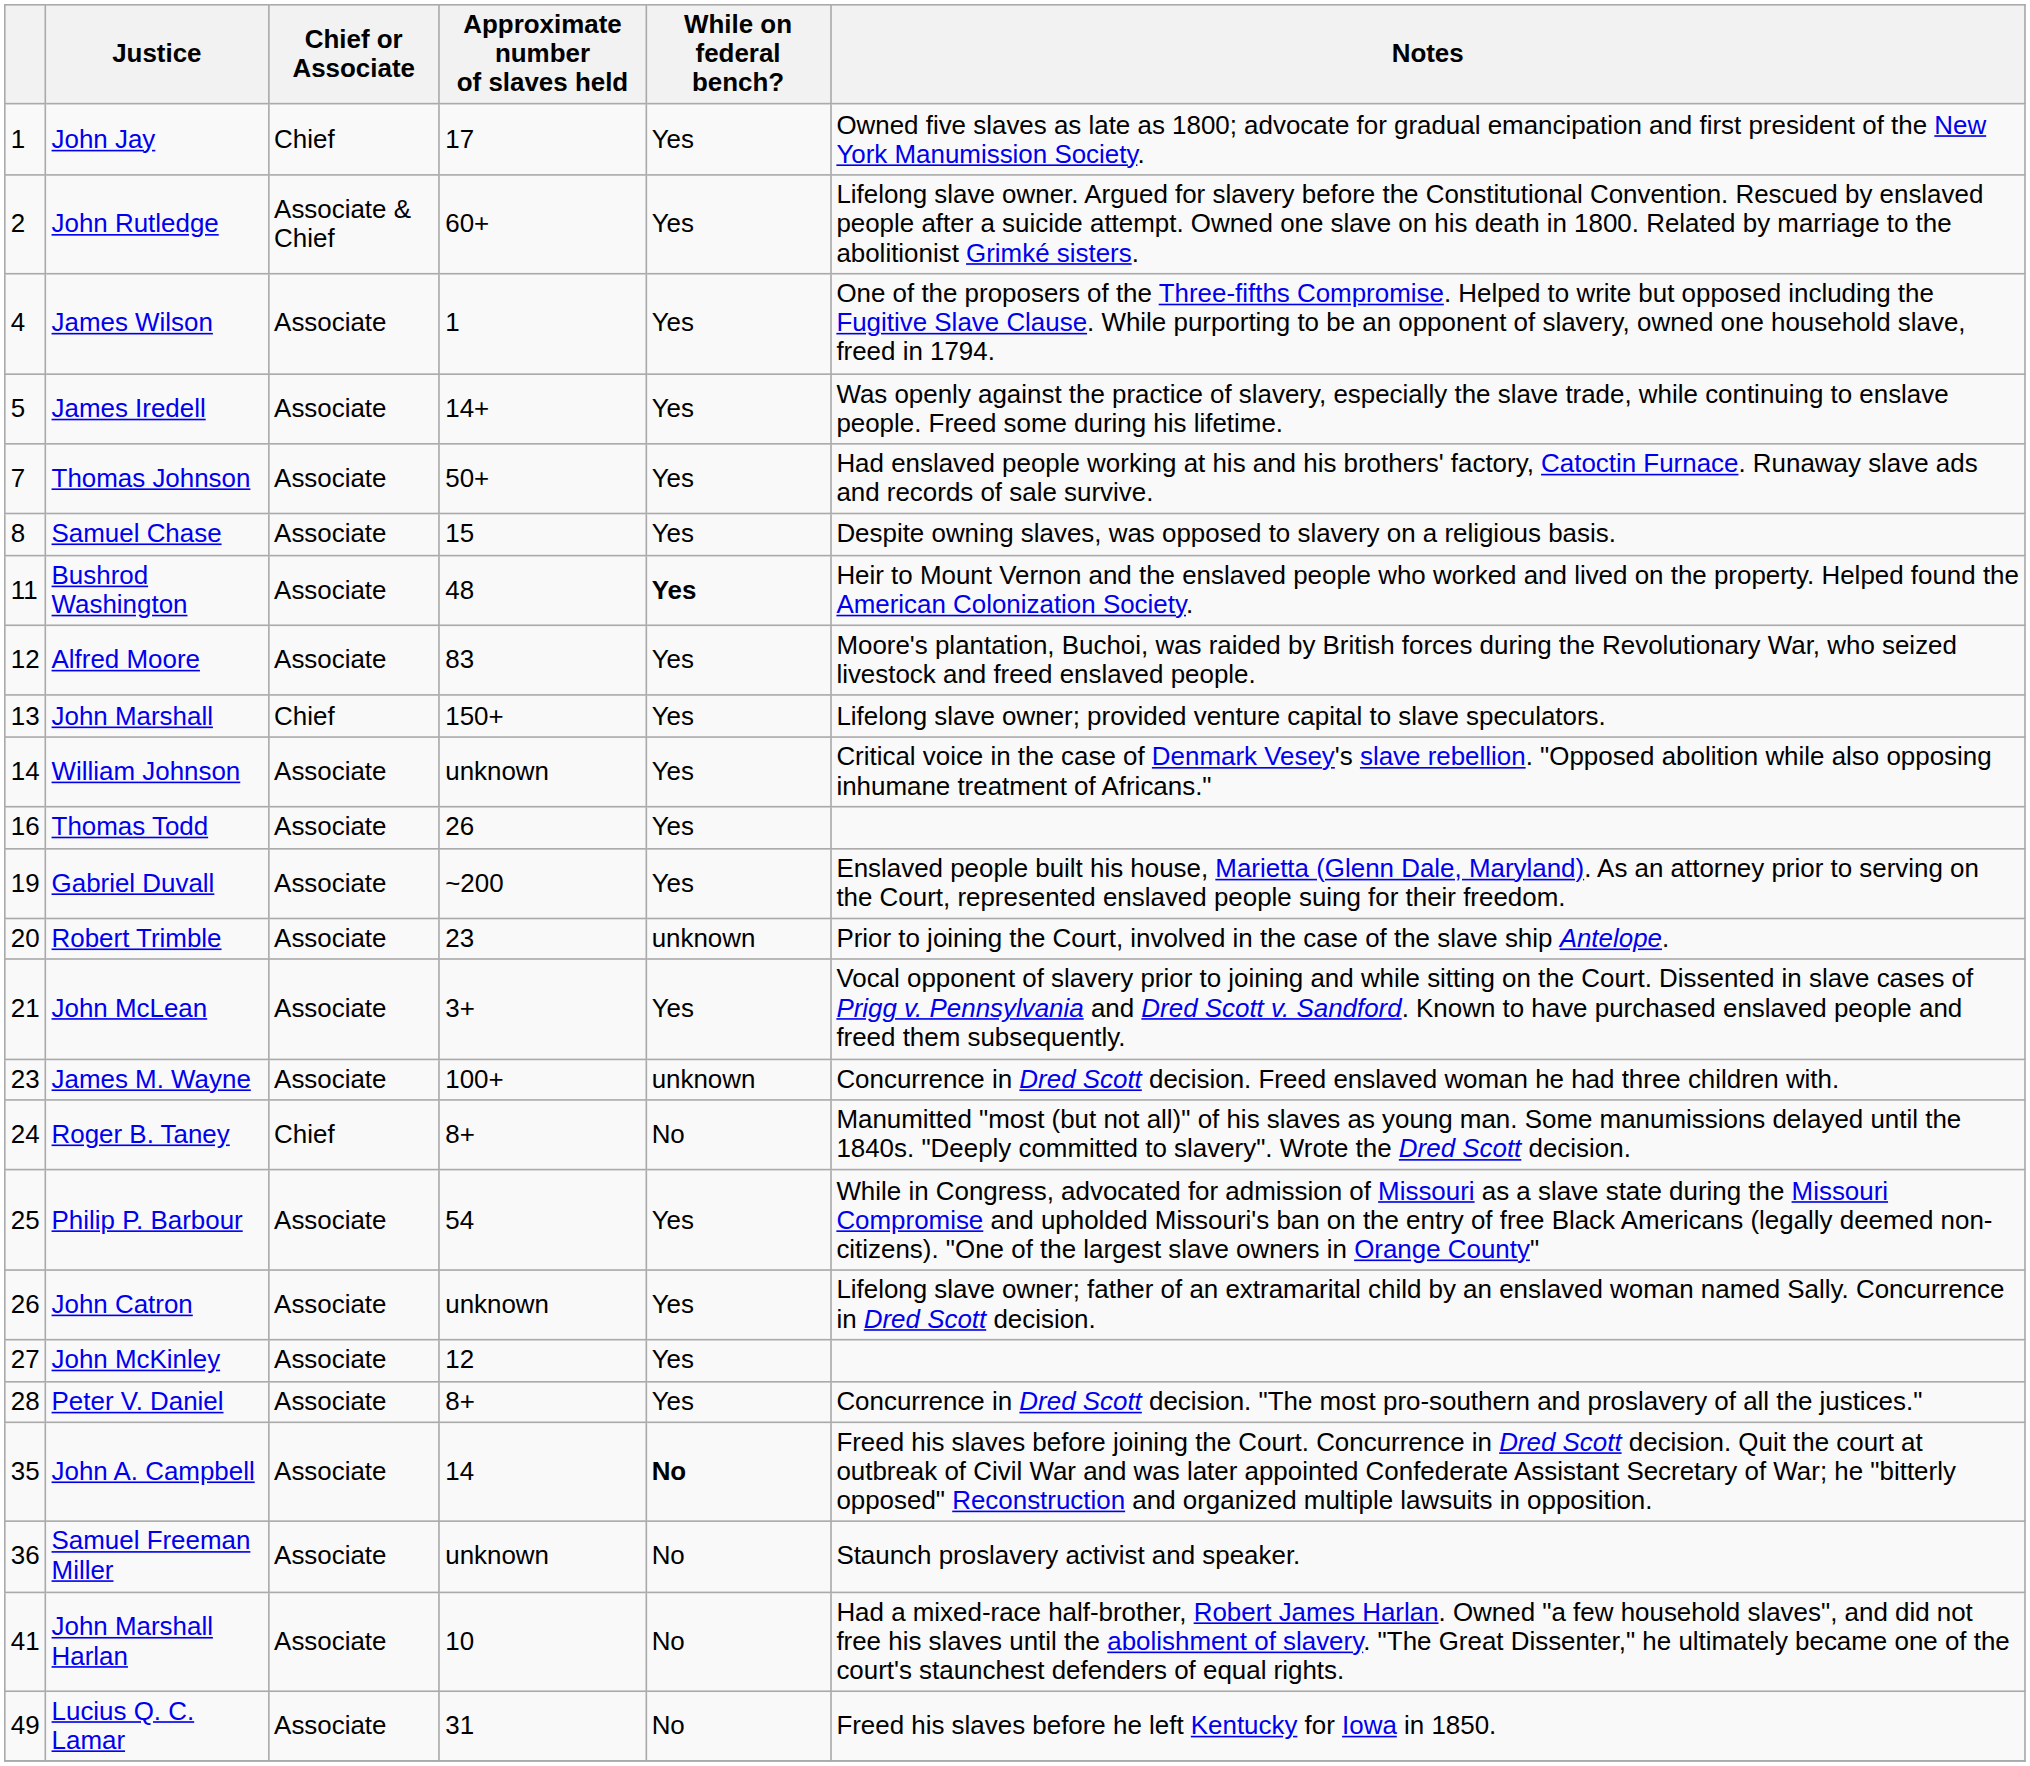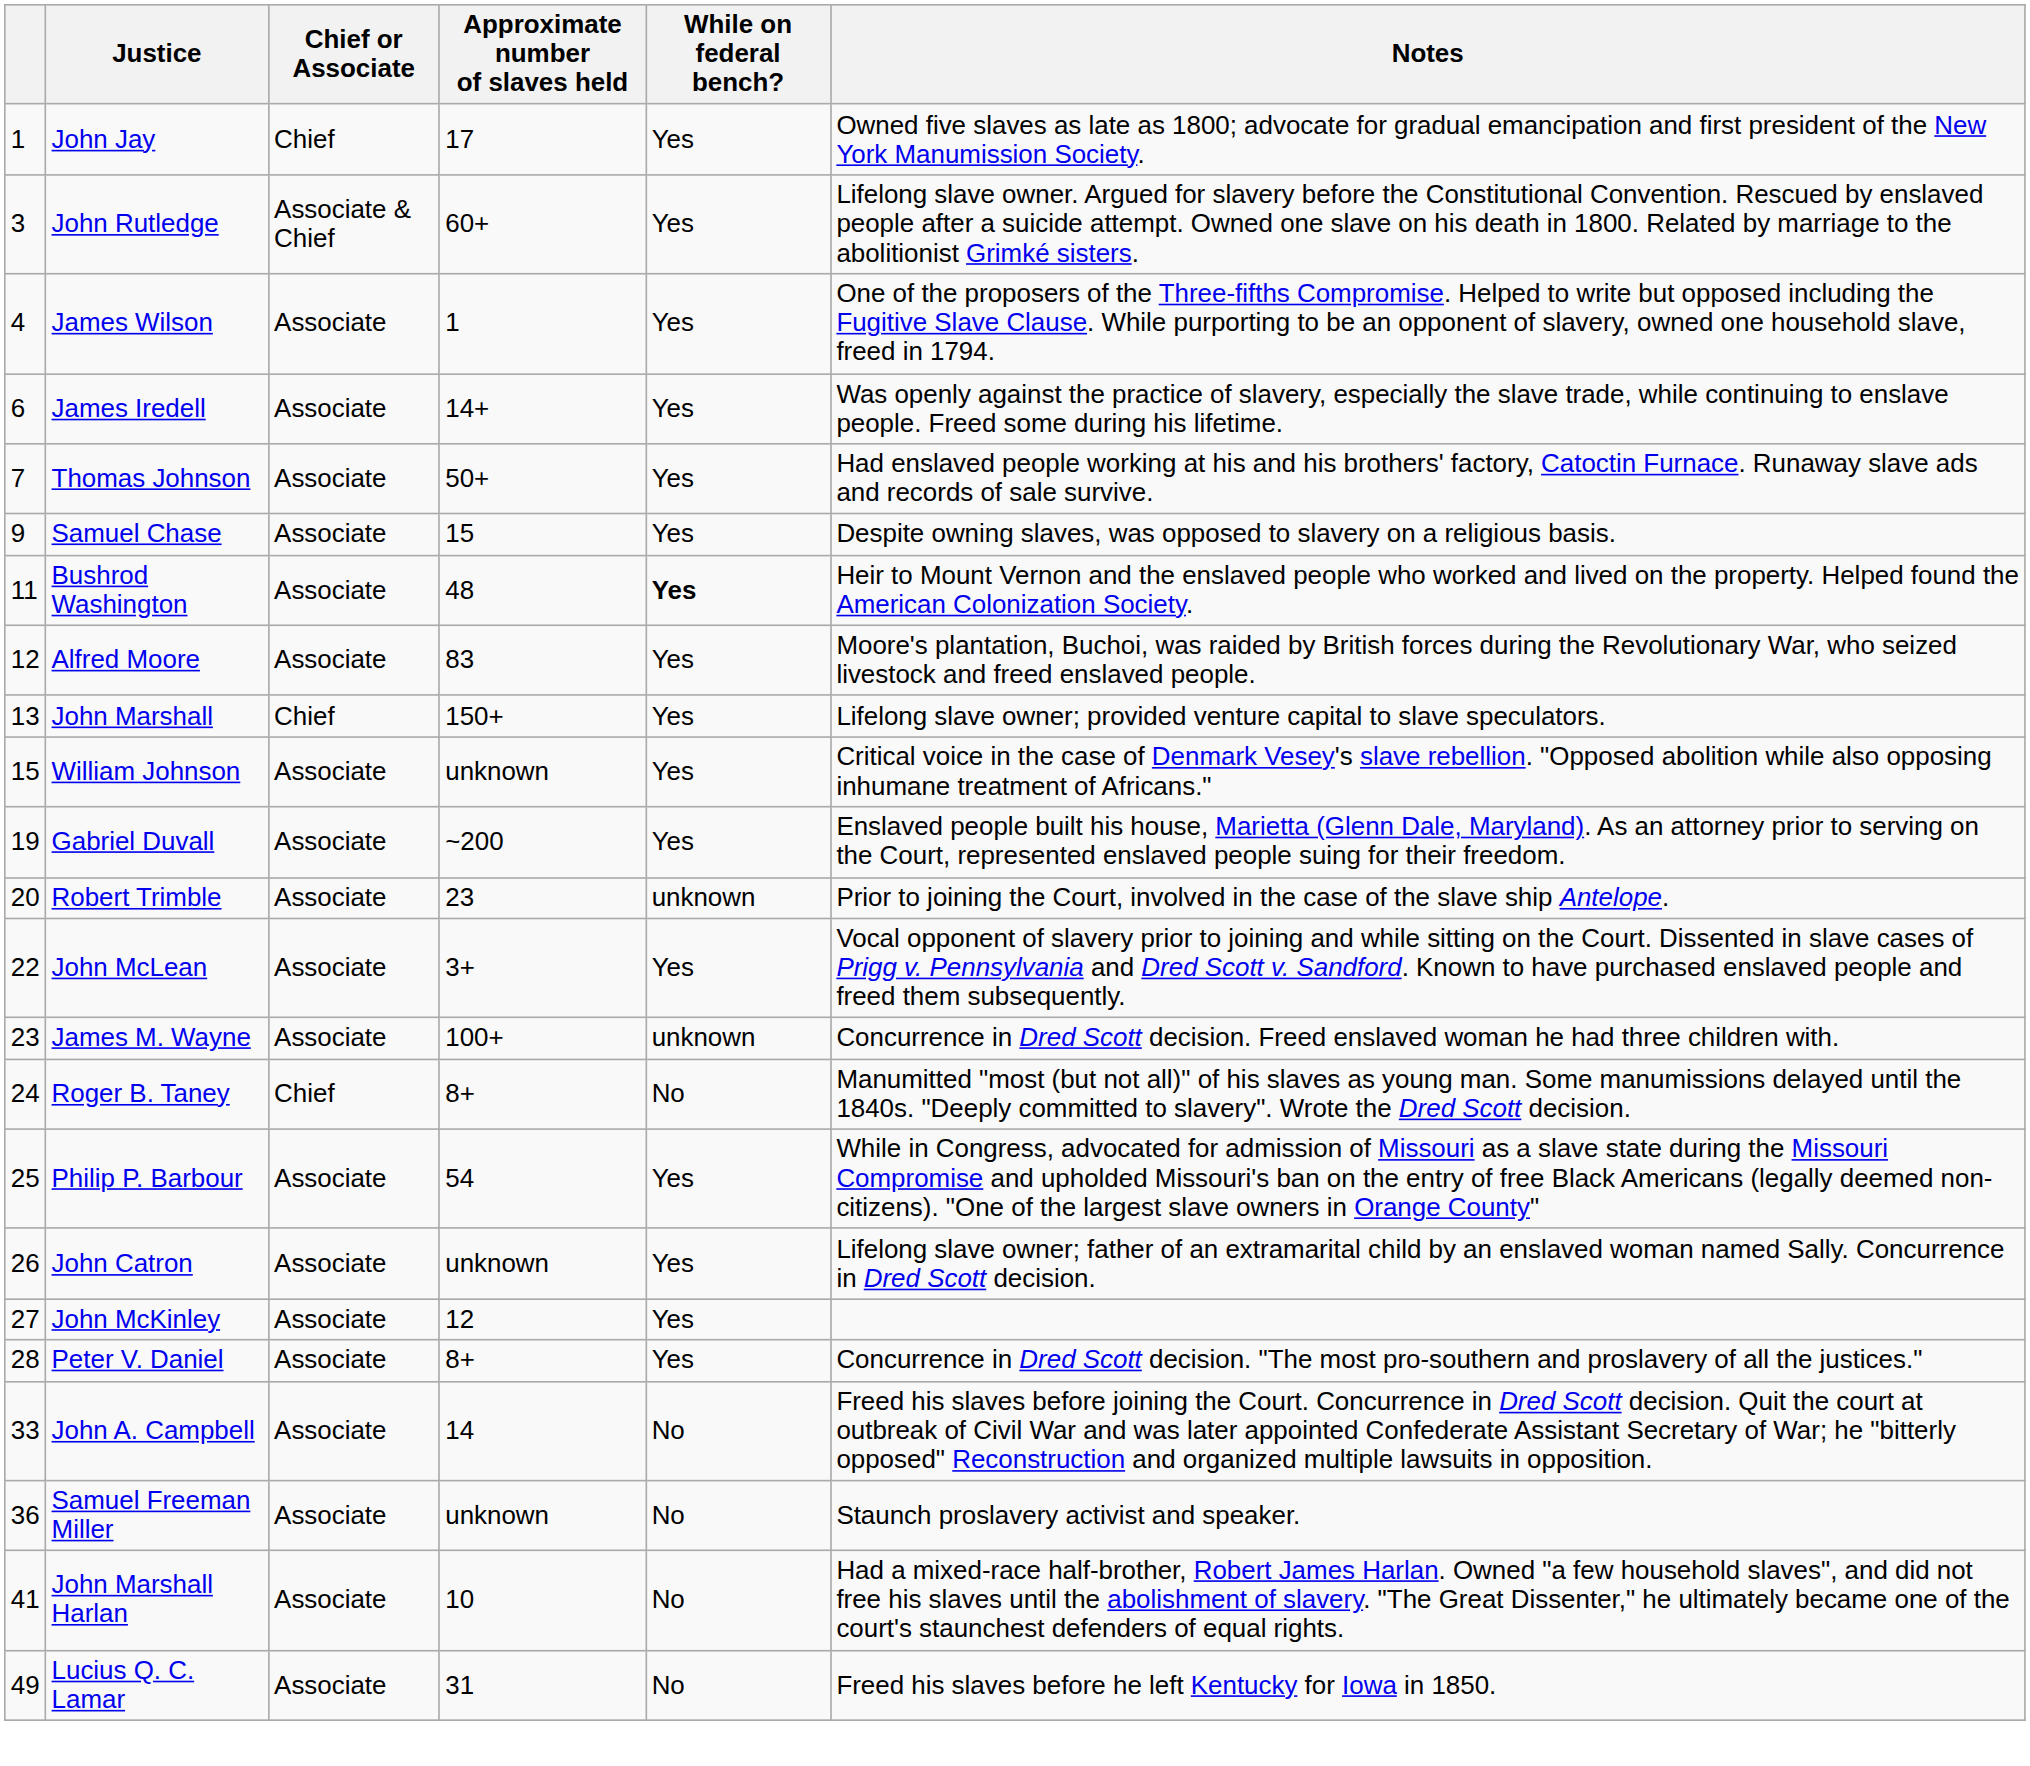(18, 223) 2 -> (18, 223) 3
(18, 408) 5 -> (18, 408) 6
(18, 534) 8 -> (18, 534) 9
(25, 771) 14 -> (25, 771) 15
- row: (130, 827)
(25, 1008) 21 -> (25, 967) 22
(25, 1471) 35 -> (25, 1430) 33
(669, 1471) bold -> (668, 1430) normal
